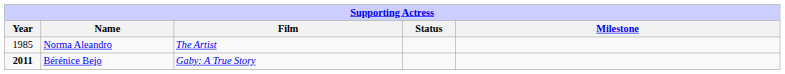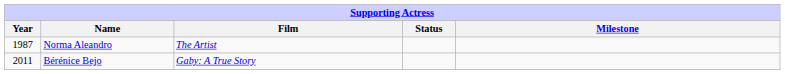(23, 45) 1985 -> (23, 45) 1987
(23, 61) bold -> (23, 61) normal
